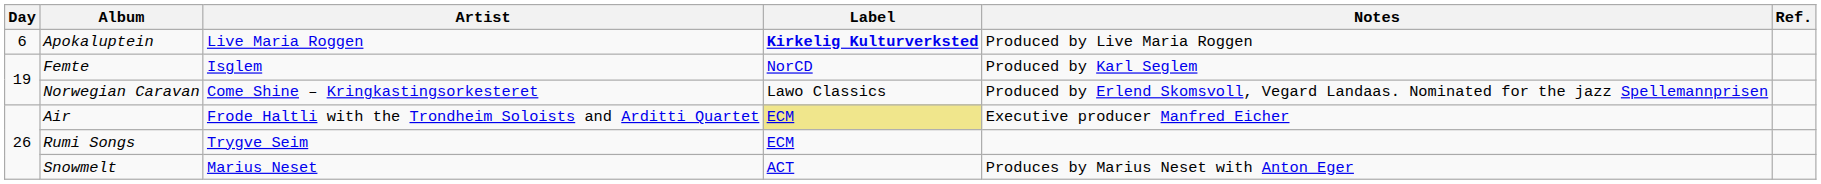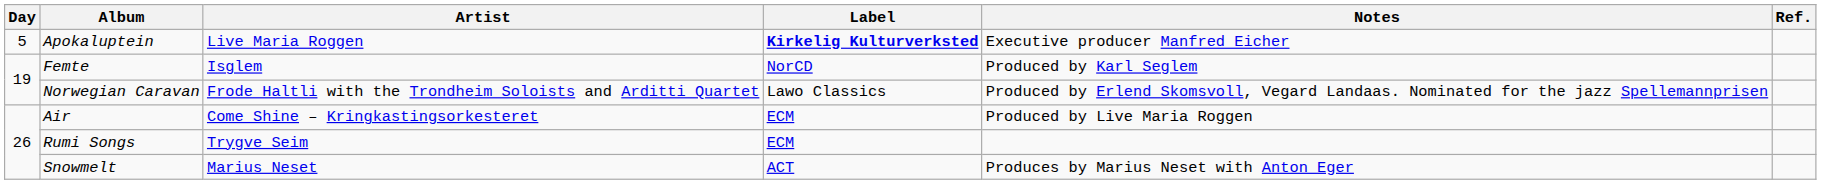(22, 42) 6 -> (22, 42) 5
(1119, 42) Produced by Live Maria Roggen -> (1138, 42) Executive producer Manfred Eicher
(373, 92) Come Shine – Kringkastingsorkesteret -> (483, 92) Frode Haltli with the Trondheim Soloists and Arditti Quartet
(483, 117) Frode Haltli with the Trondheim Soloists and Arditti Quartet -> (373, 117) Come Shine – Kringkastingsorkesteret
(780, 117) khaki background -> (780, 117) no background
(1138, 117) Executive producer Manfred Eicher -> (1119, 117) Produced by Live Maria Roggen
